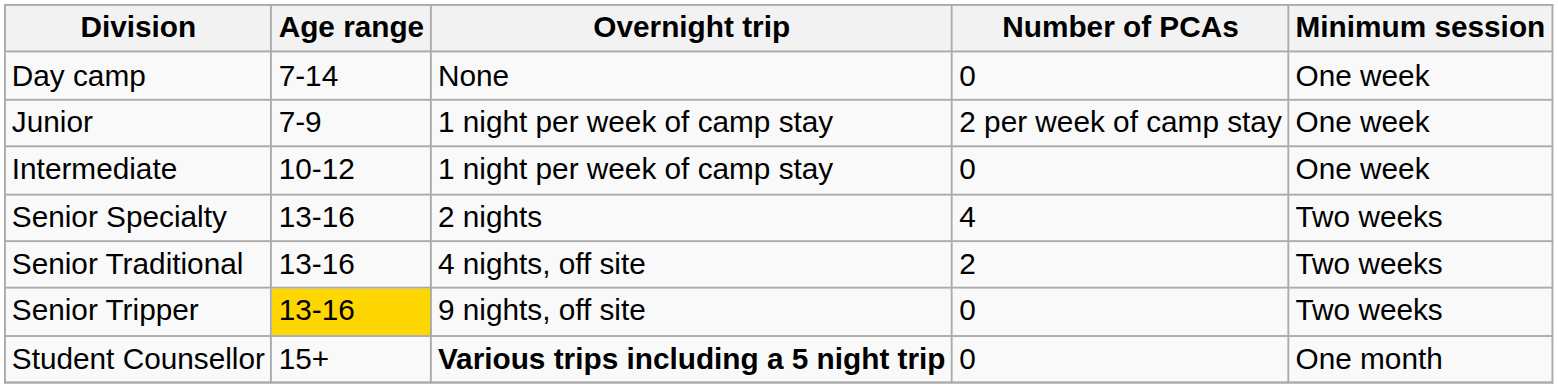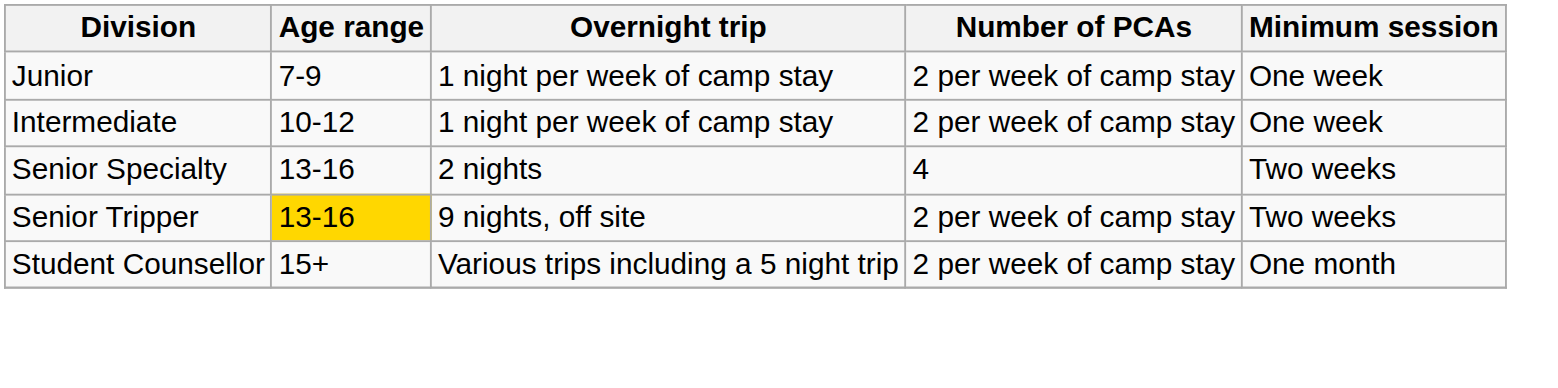- row: (79, 75)
(968, 169) 0 -> (1074, 122) 2 per week of camp stay
- row: (128, 264)
(968, 311) 0 -> (1074, 216) 2 per week of camp stay
(692, 358) bold -> (668, 264) normal
(968, 358) 0 -> (1074, 264) 2 per week of camp stay
